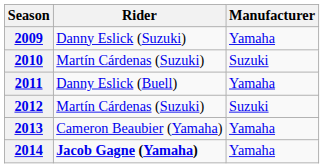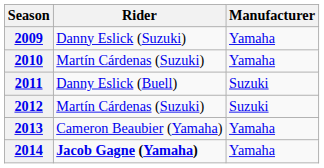(249, 60) Suzuki -> (252, 60) Yamaha
(252, 83) Yamaha -> (249, 83) Suzuki
